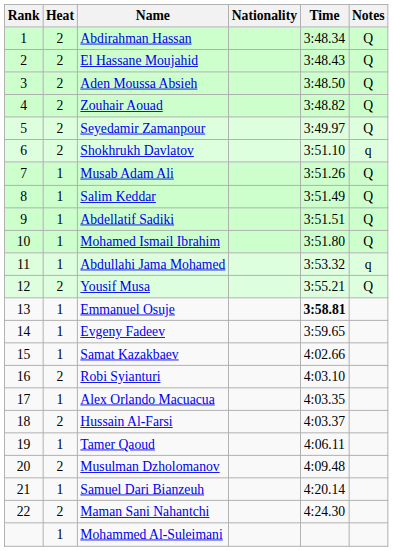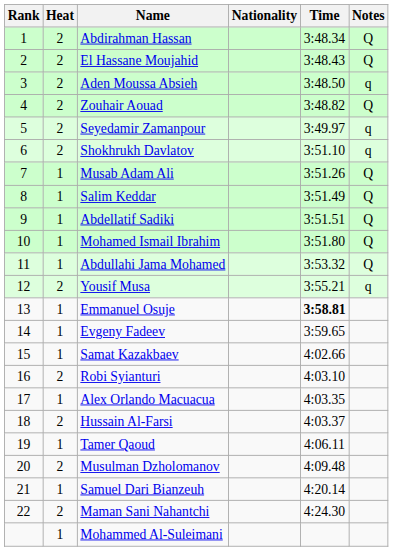(368, 83) Q -> (368, 83) q
(368, 128) Q -> (368, 128) q
(368, 264) q -> (368, 264) Q
(368, 286) Q -> (368, 286) q
